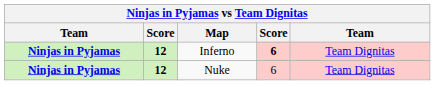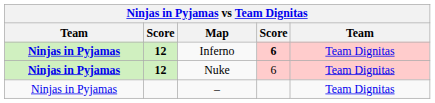+ row: (217, 88)
